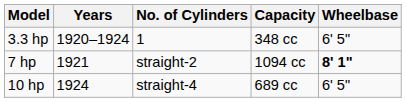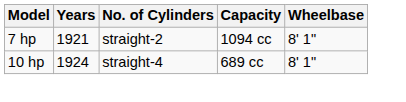- row: (28, 39)
(337, 62) bold -> (302, 39) normal
(336, 85) 6' 5" -> (302, 62) 8' 1"
